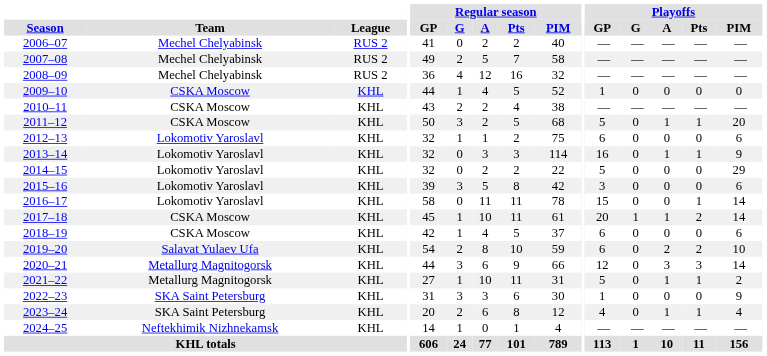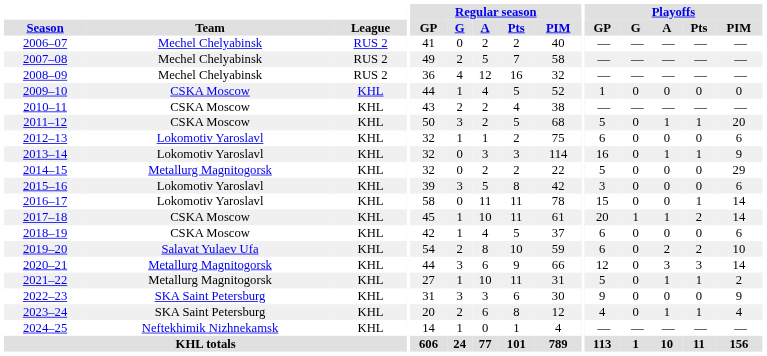(210, 170) Lokomotiv Yaroslavl -> (210, 170) Metallurg Magnitogorsk
(602, 296) 1 -> (602, 296) 9
